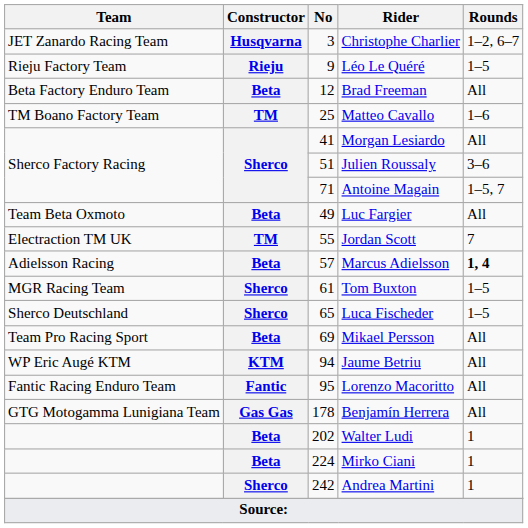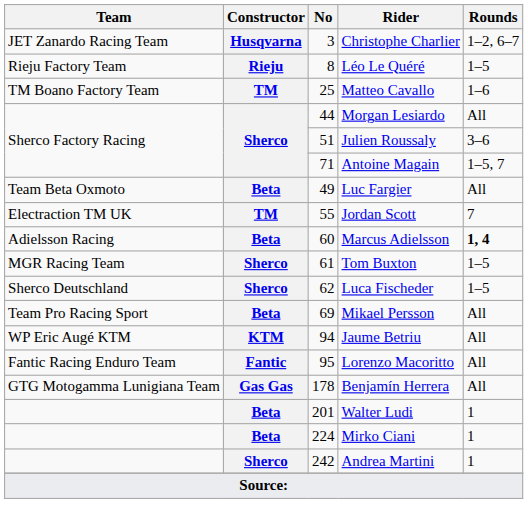(331, 65) 9 -> (331, 65) 8
- row: (384, 90)
(327, 139) 41 -> (327, 115) 44
(327, 263) 57 -> (327, 238) 60
(327, 312) 65 -> (327, 287) 62
(323, 436) 202 -> (323, 411) 201
